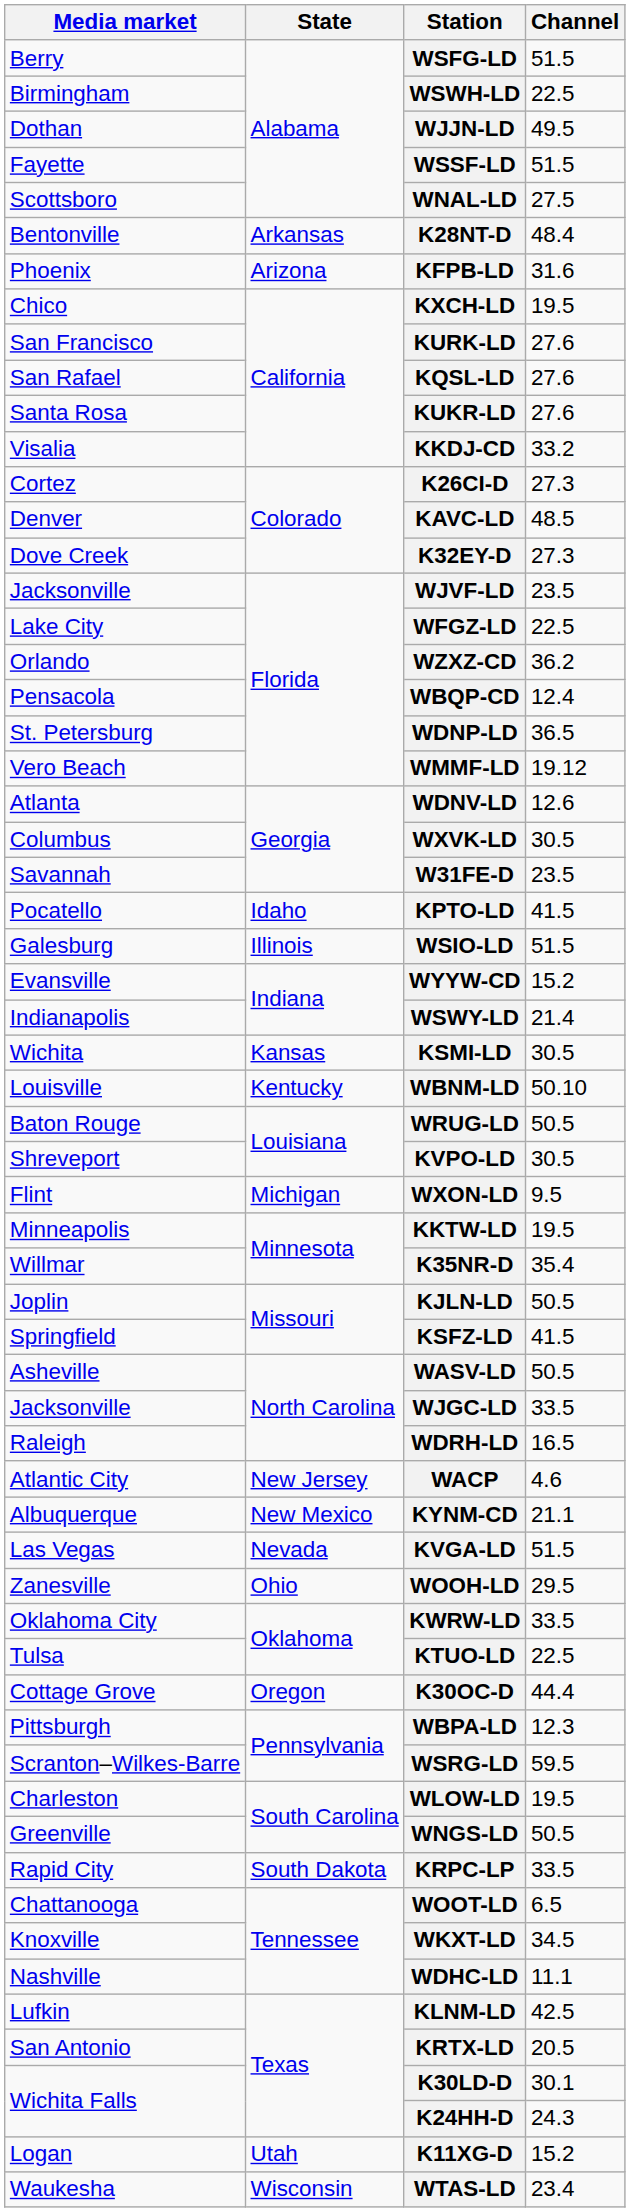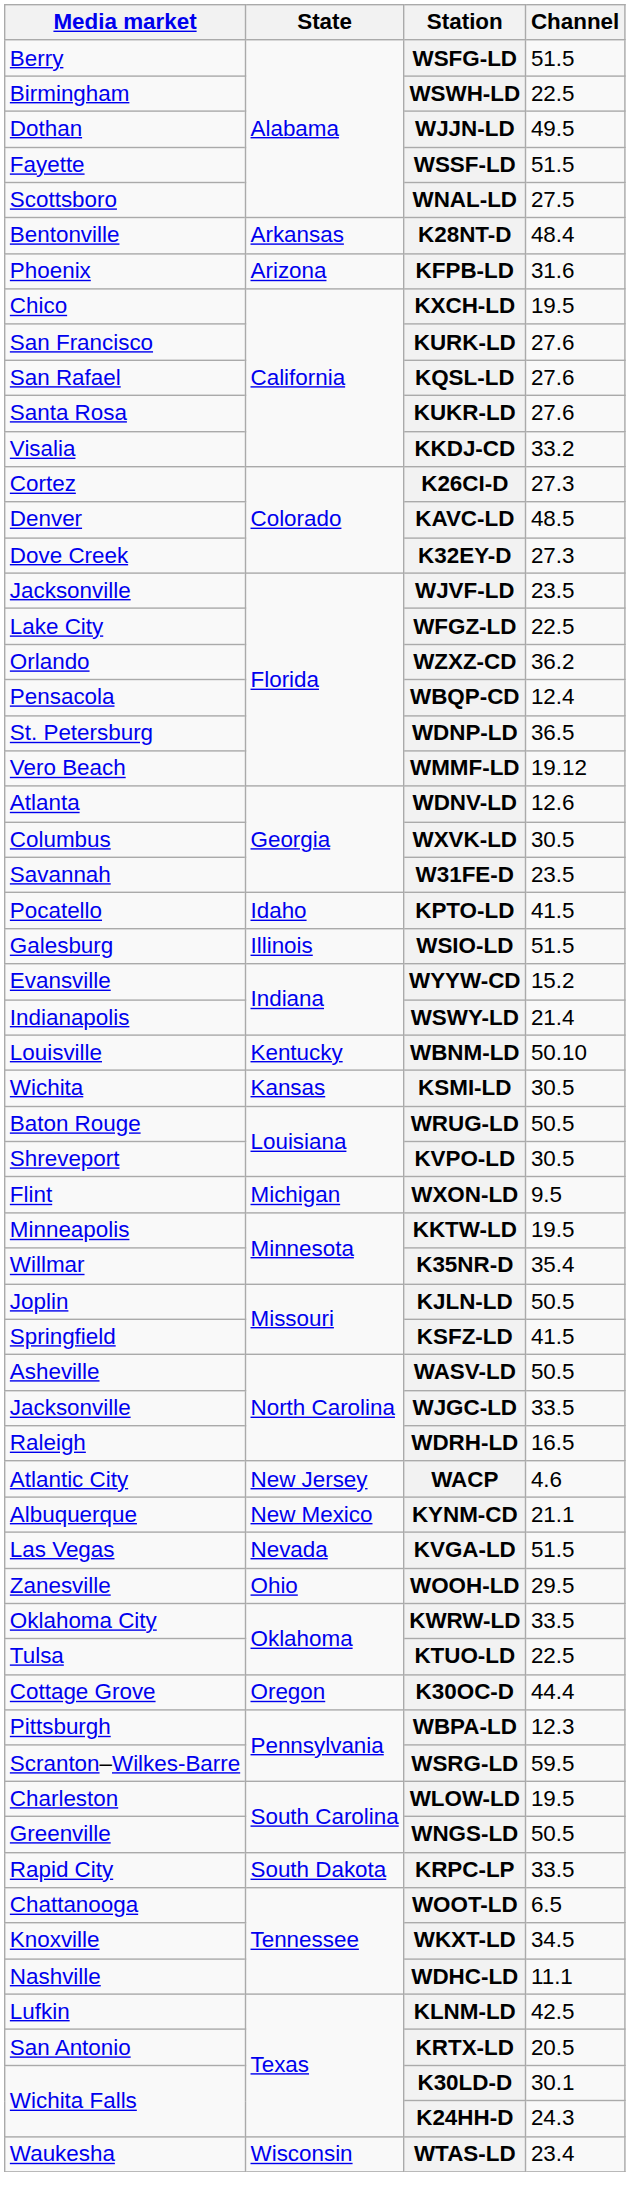rows swapped: (465, 1052) <-> (465, 1088)
- row: (465, 2153)
